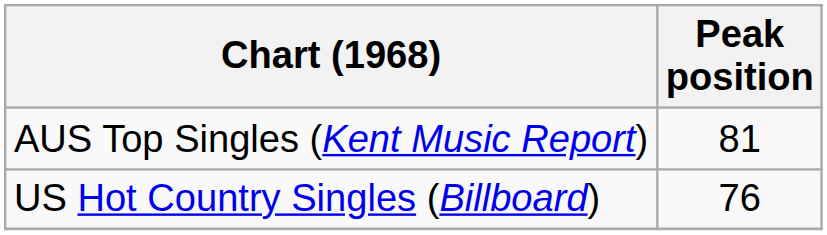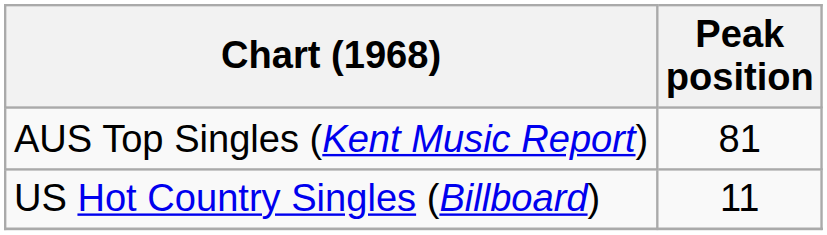(740, 198) 76 -> (740, 198) 11
